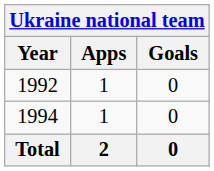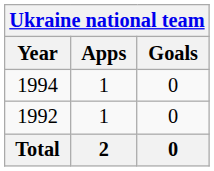rows swapped: (38, 85) <-> (38, 117)
